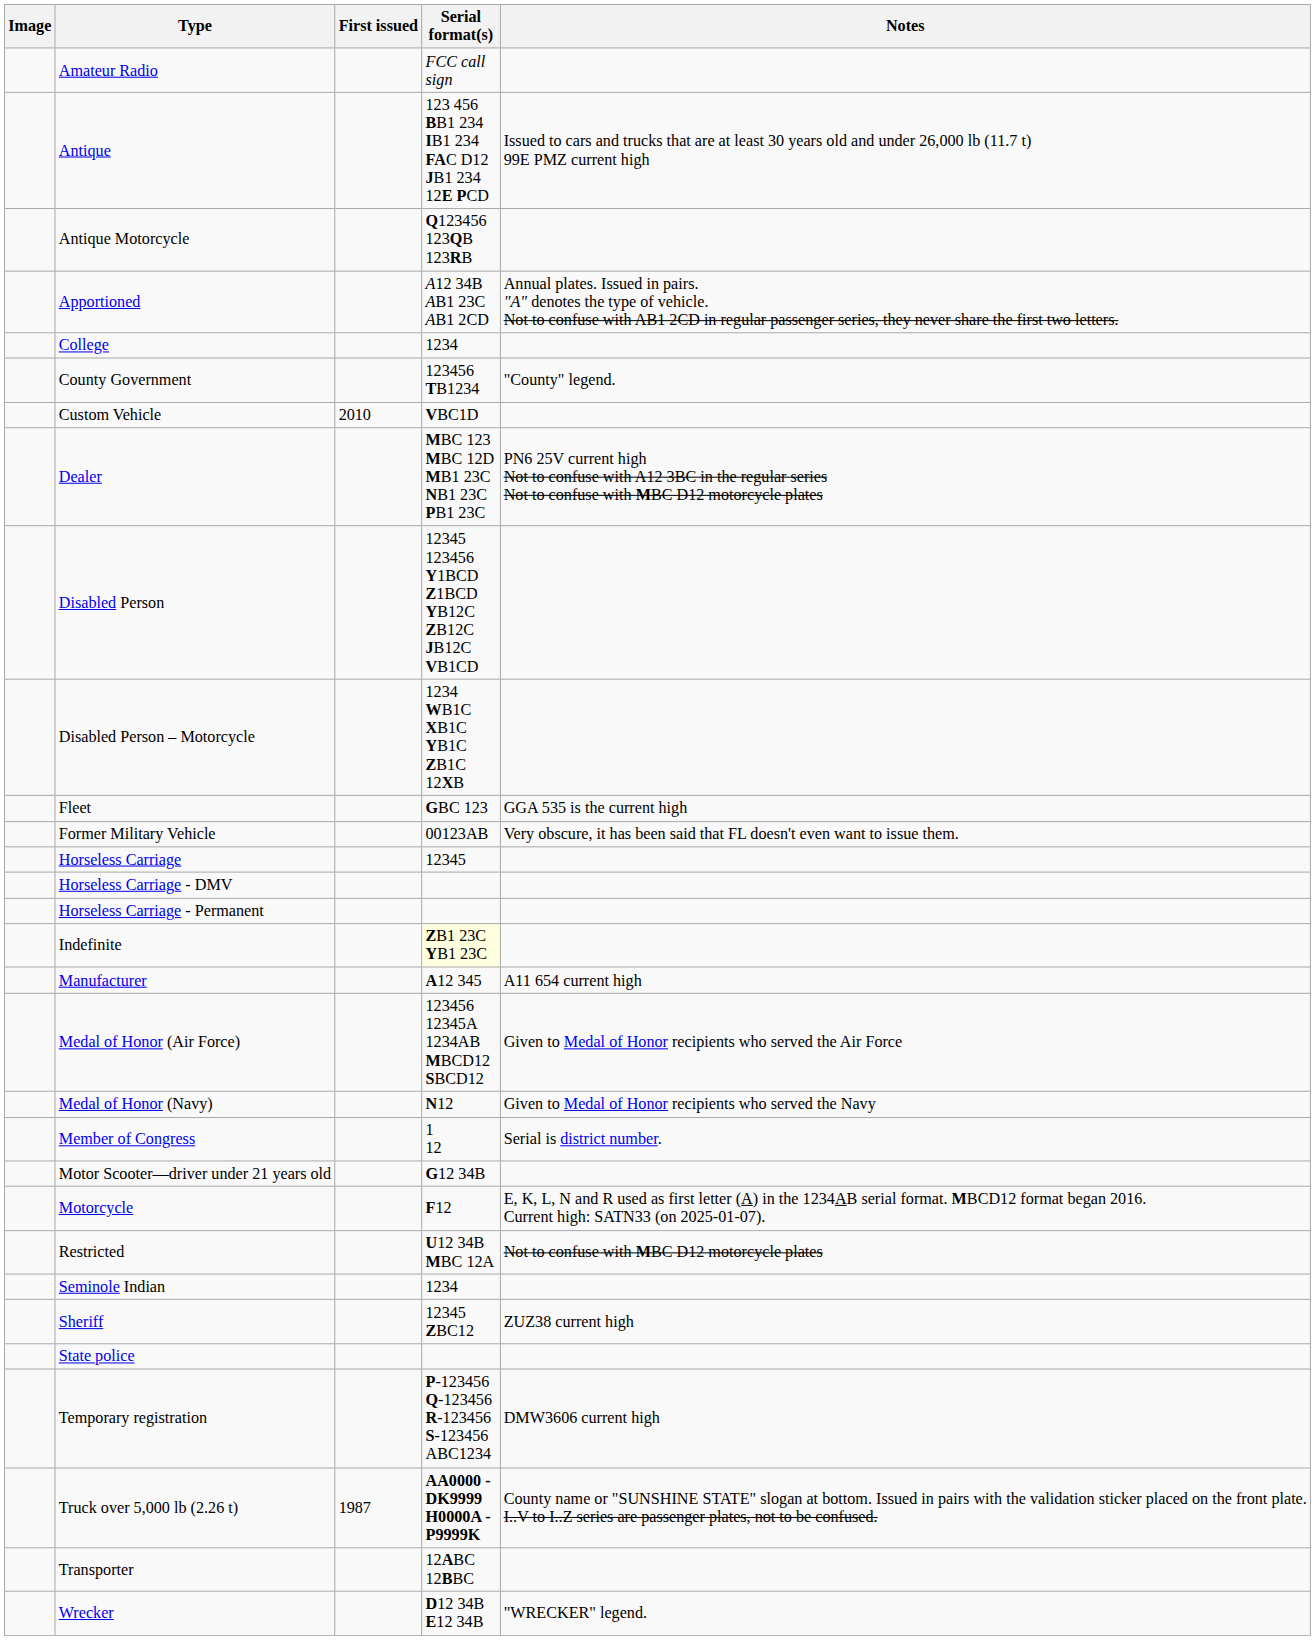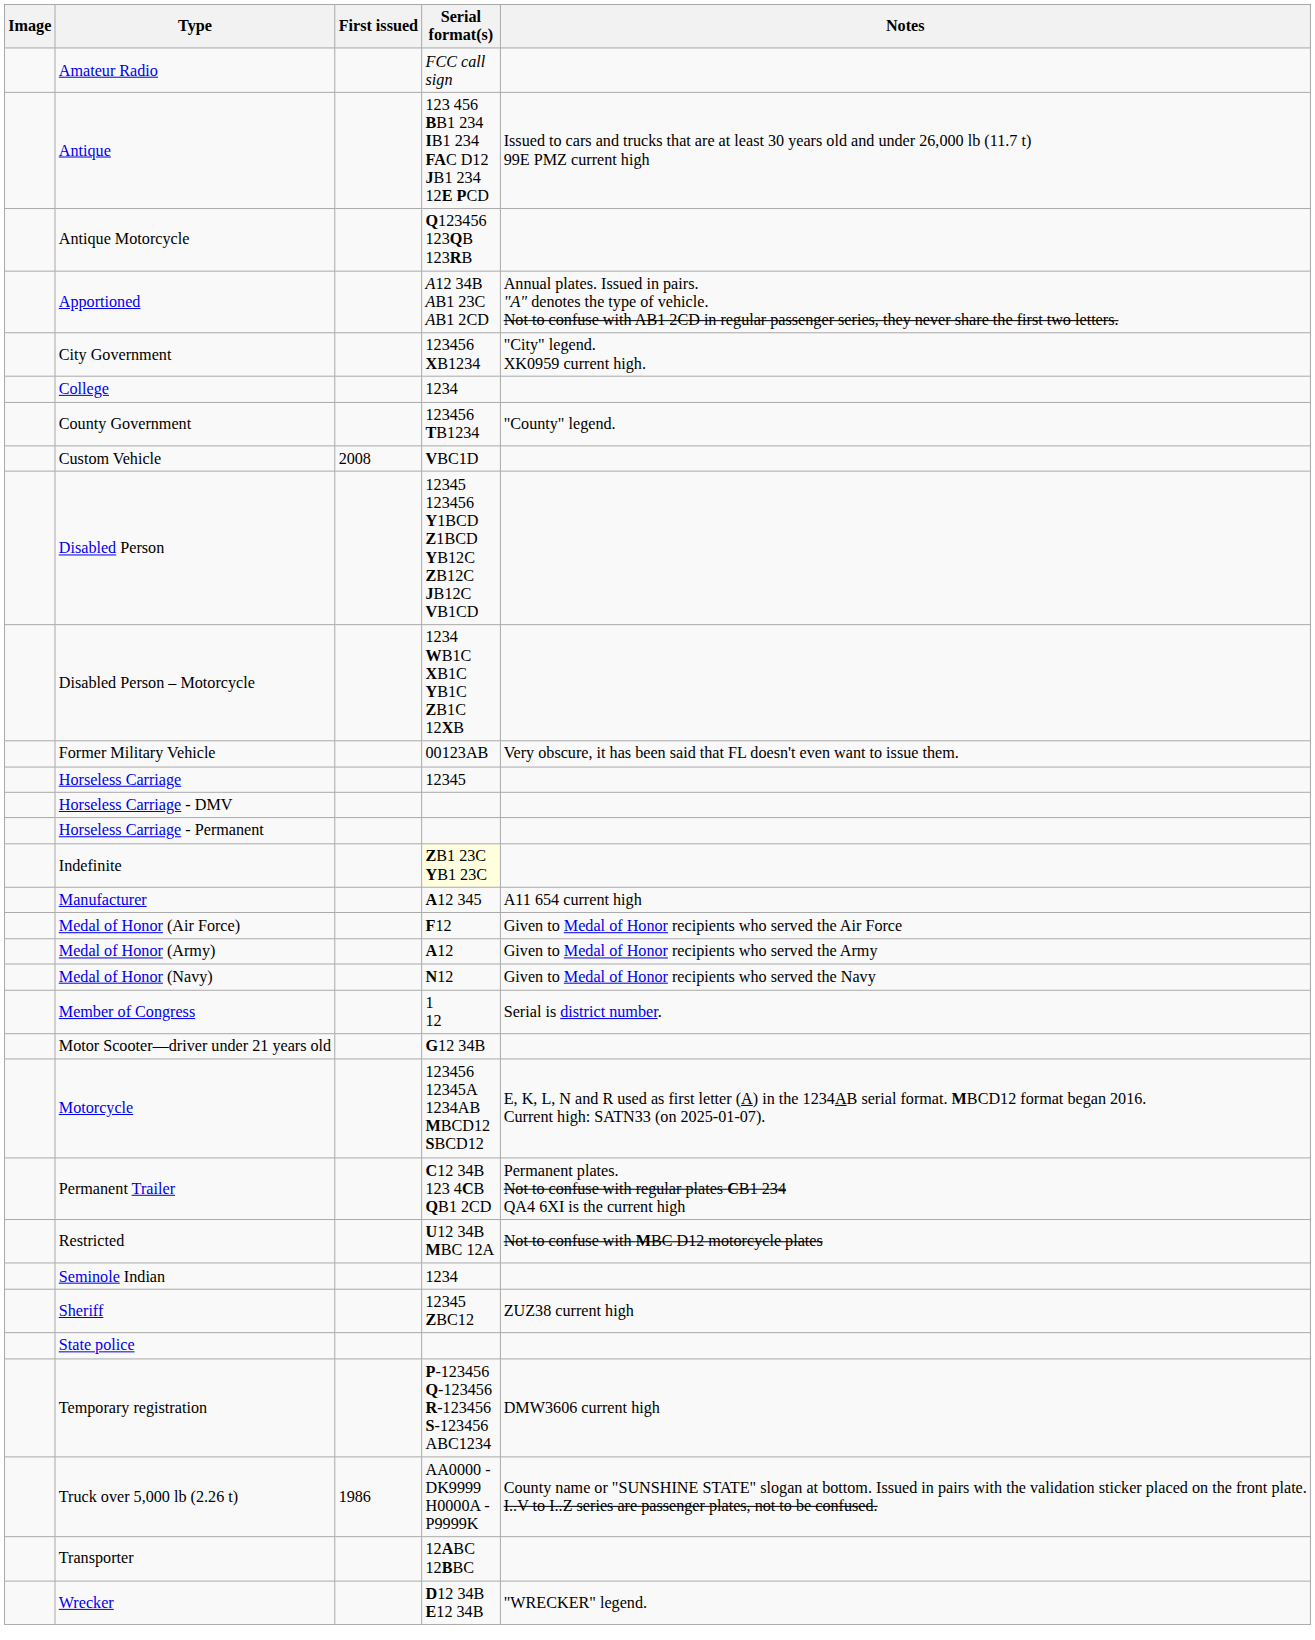+ row: (115, 354)
(355, 414) 2010 -> (355, 458) 2008
- row: (80, 476)
- row: (75, 808)
(458, 1042) 123456 12345A 1234AB MBCD12 SBCD12 -> (439, 925) F12
+ row: (137, 951)
(439, 1208) F12 -> (458, 1108) 123456 12345A 1234AB MBCD12 SBCD12
+ row: (117, 1188)
(355, 1507) 1987 -> (355, 1496) 1986
(458, 1507) bold -> (458, 1496) normal
